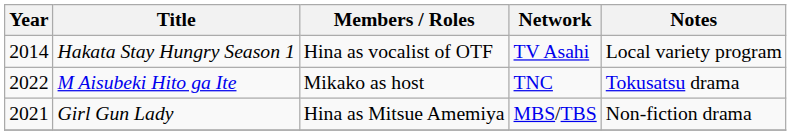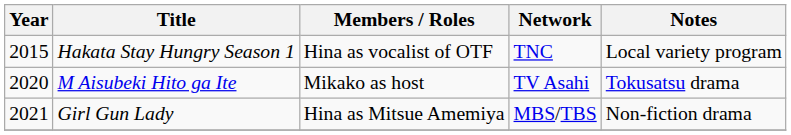(29, 51) 2014 -> (29, 51) 2015
(551, 51) TV Asahi -> (533, 51) TNC
(29, 82) 2022 -> (29, 82) 2020
(533, 82) TNC -> (551, 82) TV Asahi
